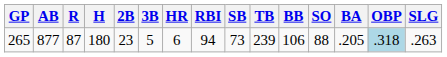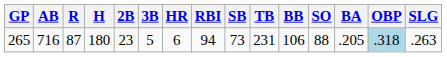(48, 39) 877 -> (48, 39) 716
(264, 39) 239 -> (264, 39) 231
